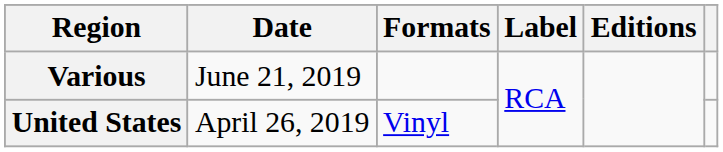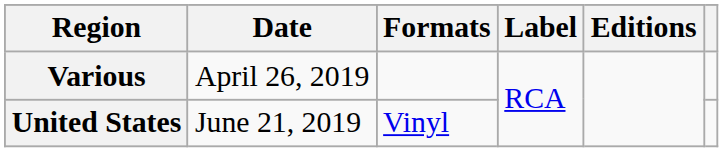(278, 75) June 21, 2019 -> (282, 75) April 26, 2019
(282, 122) April 26, 2019 -> (278, 122) June 21, 2019
